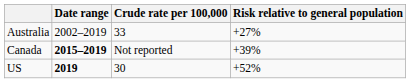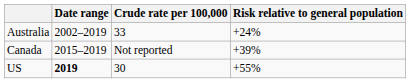(247, 31) +27% -> (247, 31) +24%
(80, 50) bold -> (80, 50) normal
(247, 68) +52% -> (247, 68) +55%
